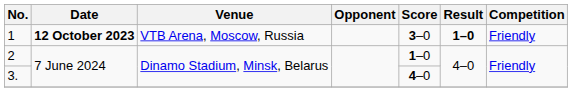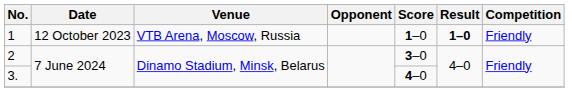(84, 35) bold -> (83, 35) normal
(419, 35) 3–0 -> (416, 35) 1–0
(419, 55) 1–0 -> (416, 55) 3–0
